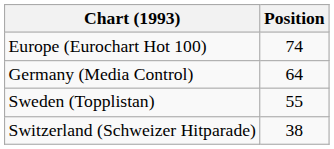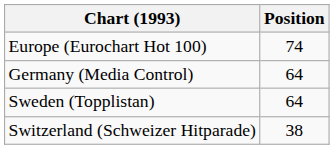(294, 102) 55 -> (294, 102) 64
